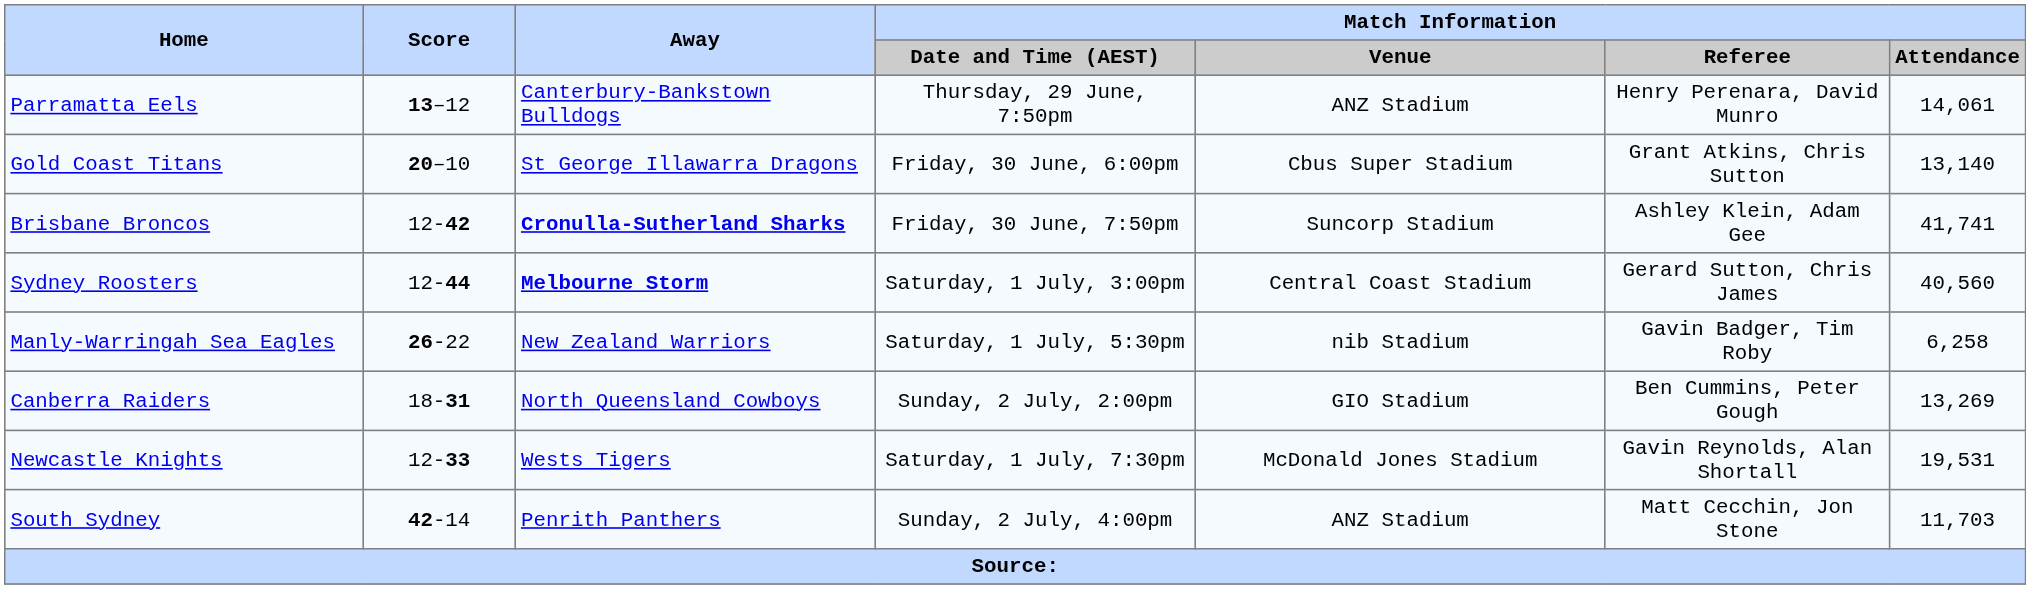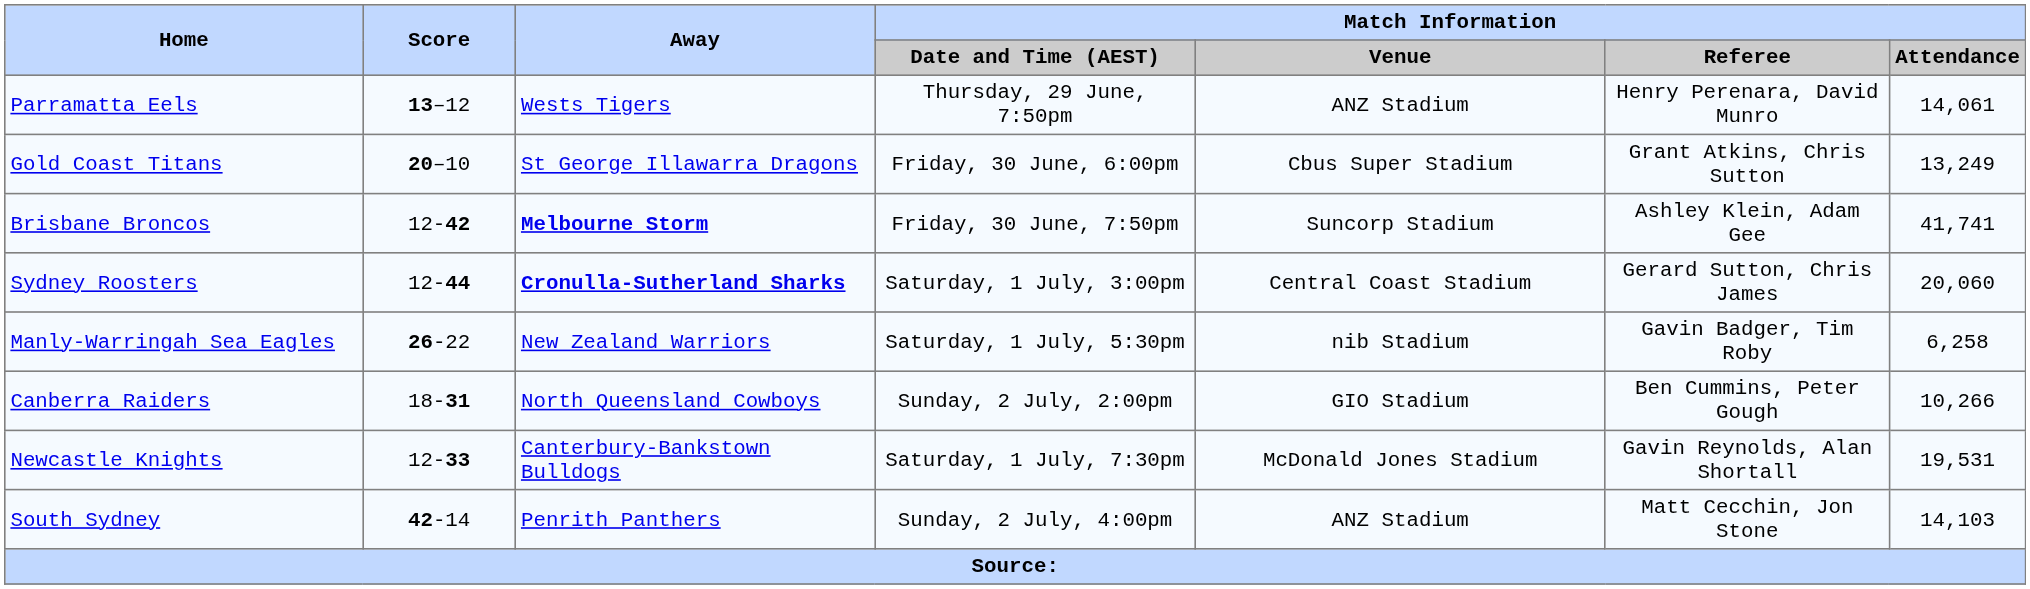(646, 105) Canterbury-Bankstown Bulldogs -> (596, 105) Wests Tigers
(1958, 164) 13,140 -> (1958, 164) 13,249
(683, 223) Cronulla-Sutherland Sharks -> (615, 223) Melbourne Storm
(615, 282) Melbourne Storm -> (683, 282) Cronulla-Sutherland Sharks
(1958, 282) 40,560 -> (1958, 282) 20,060
(1958, 401) 13,269 -> (1958, 401) 10,266
(596, 460) Wests Tigers -> (646, 460) Canterbury-Bankstown Bulldogs
(1958, 519) 11,703 -> (1958, 519) 14,103
